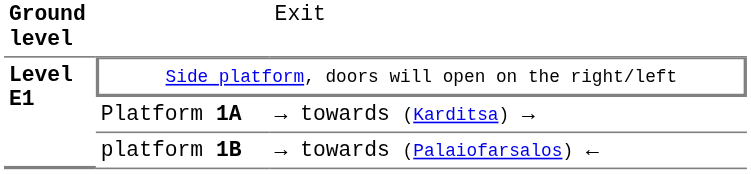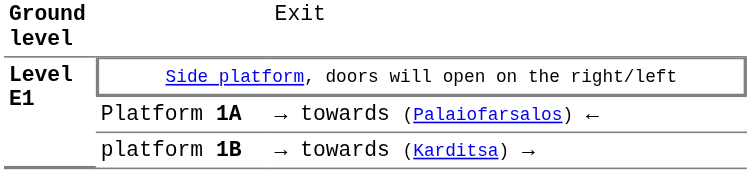(405, 114) → towards (Karditsa) → -> (437, 114) → towards (Palaiofarsalos) ←
(437, 150) → towards (Palaiofarsalos) ← -> (405, 150) → towards (Karditsa) →
